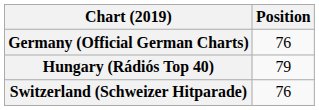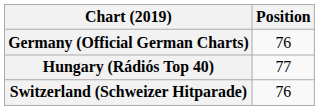(283, 67) 79 -> (283, 67) 77
